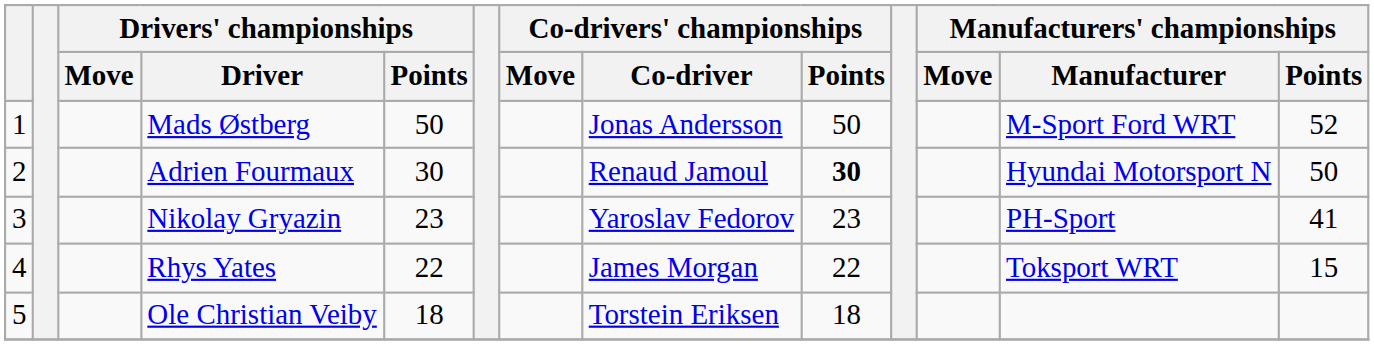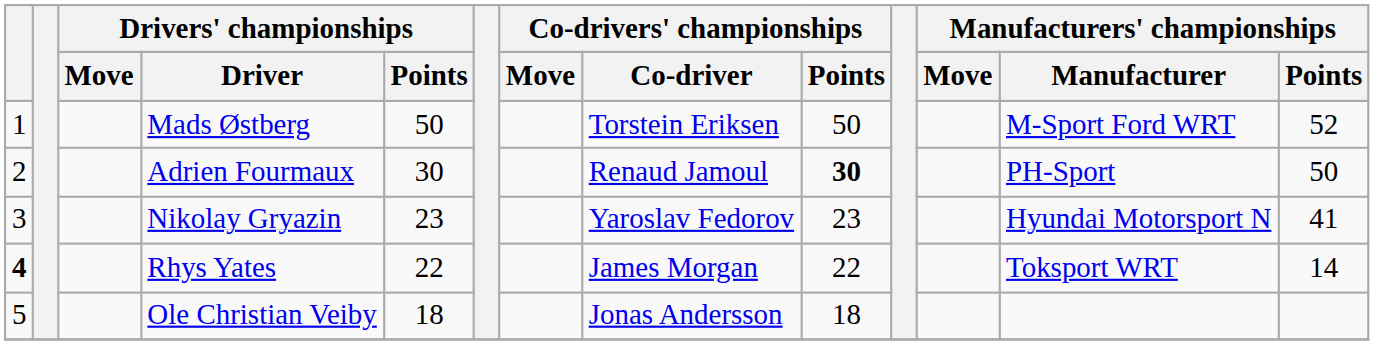(686, 123) Jonas Andersson -> (684, 123) Torstein Eriksen
(1139, 171) Hyundai Motorsport N -> (1061, 171) PH-Sport
(1061, 219) PH-Sport -> (1139, 219) Hyundai Motorsport N
(19, 266) normal -> (19, 266) bold
(1324, 266) 15 -> (1324, 266) 14
(684, 314) Torstein Eriksen -> (686, 314) Jonas Andersson
